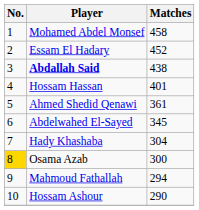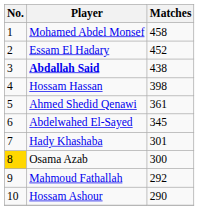(158, 86) 401 -> (158, 86) 398
(158, 141) 304 -> (158, 141) 301
(158, 178) 294 -> (158, 178) 292
